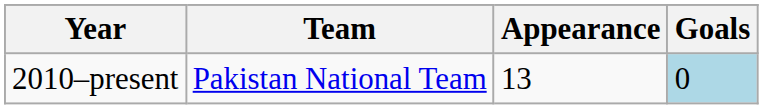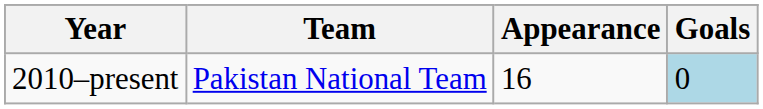(516, 77) 13 -> (516, 77) 16
